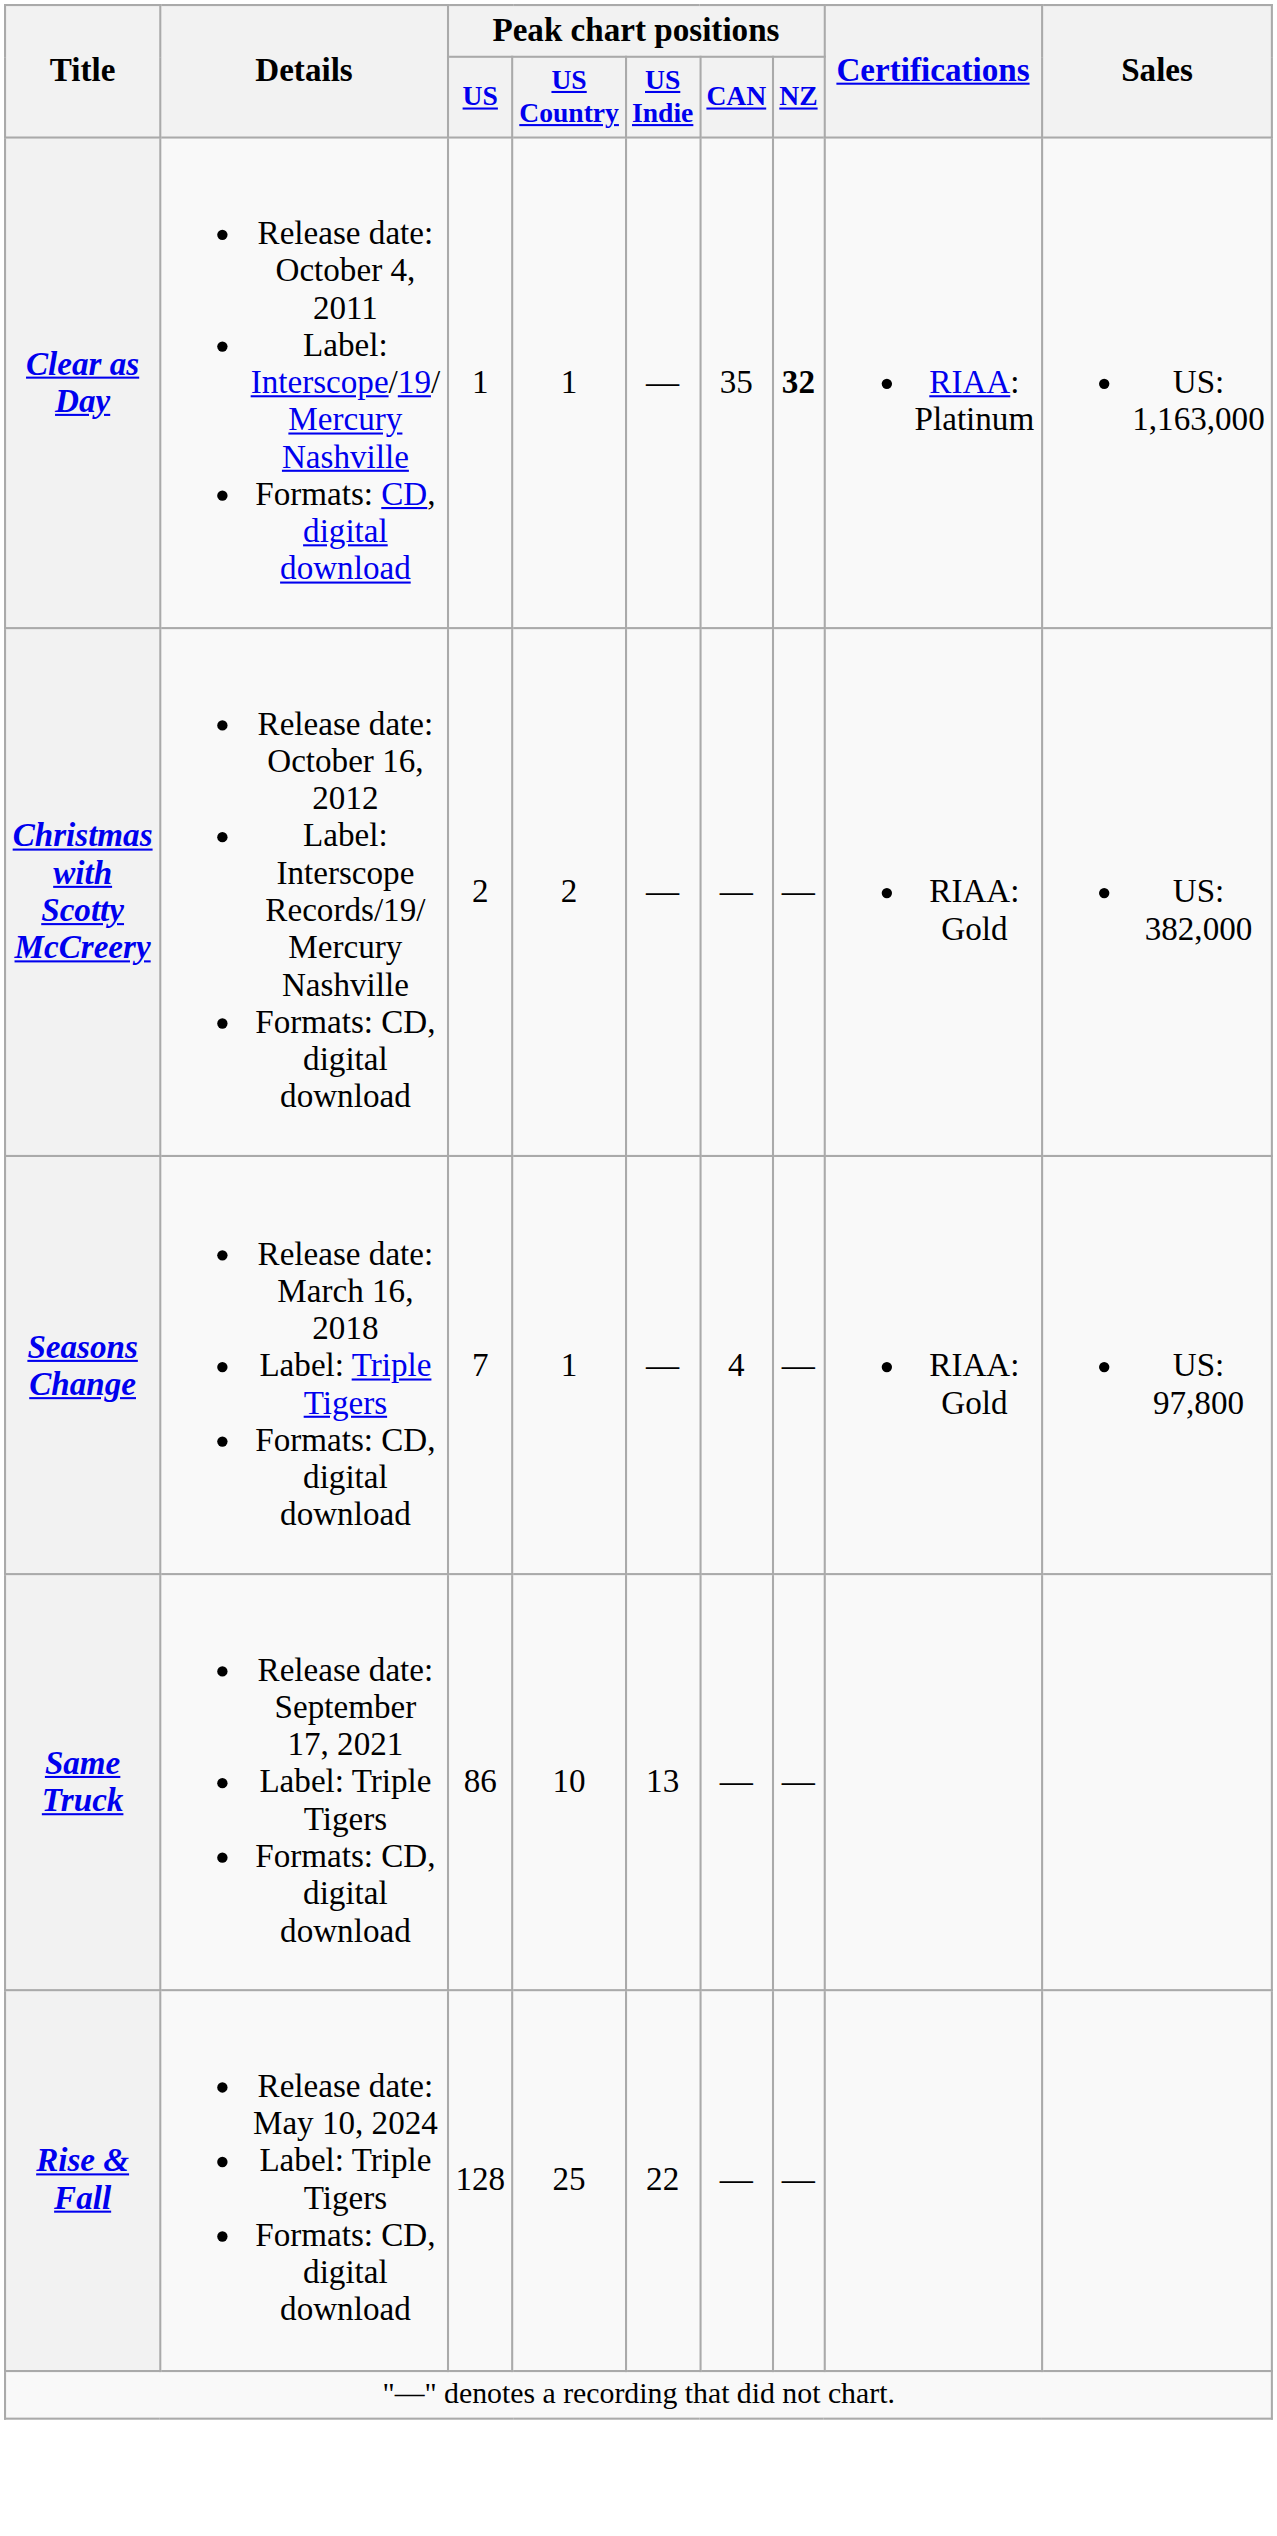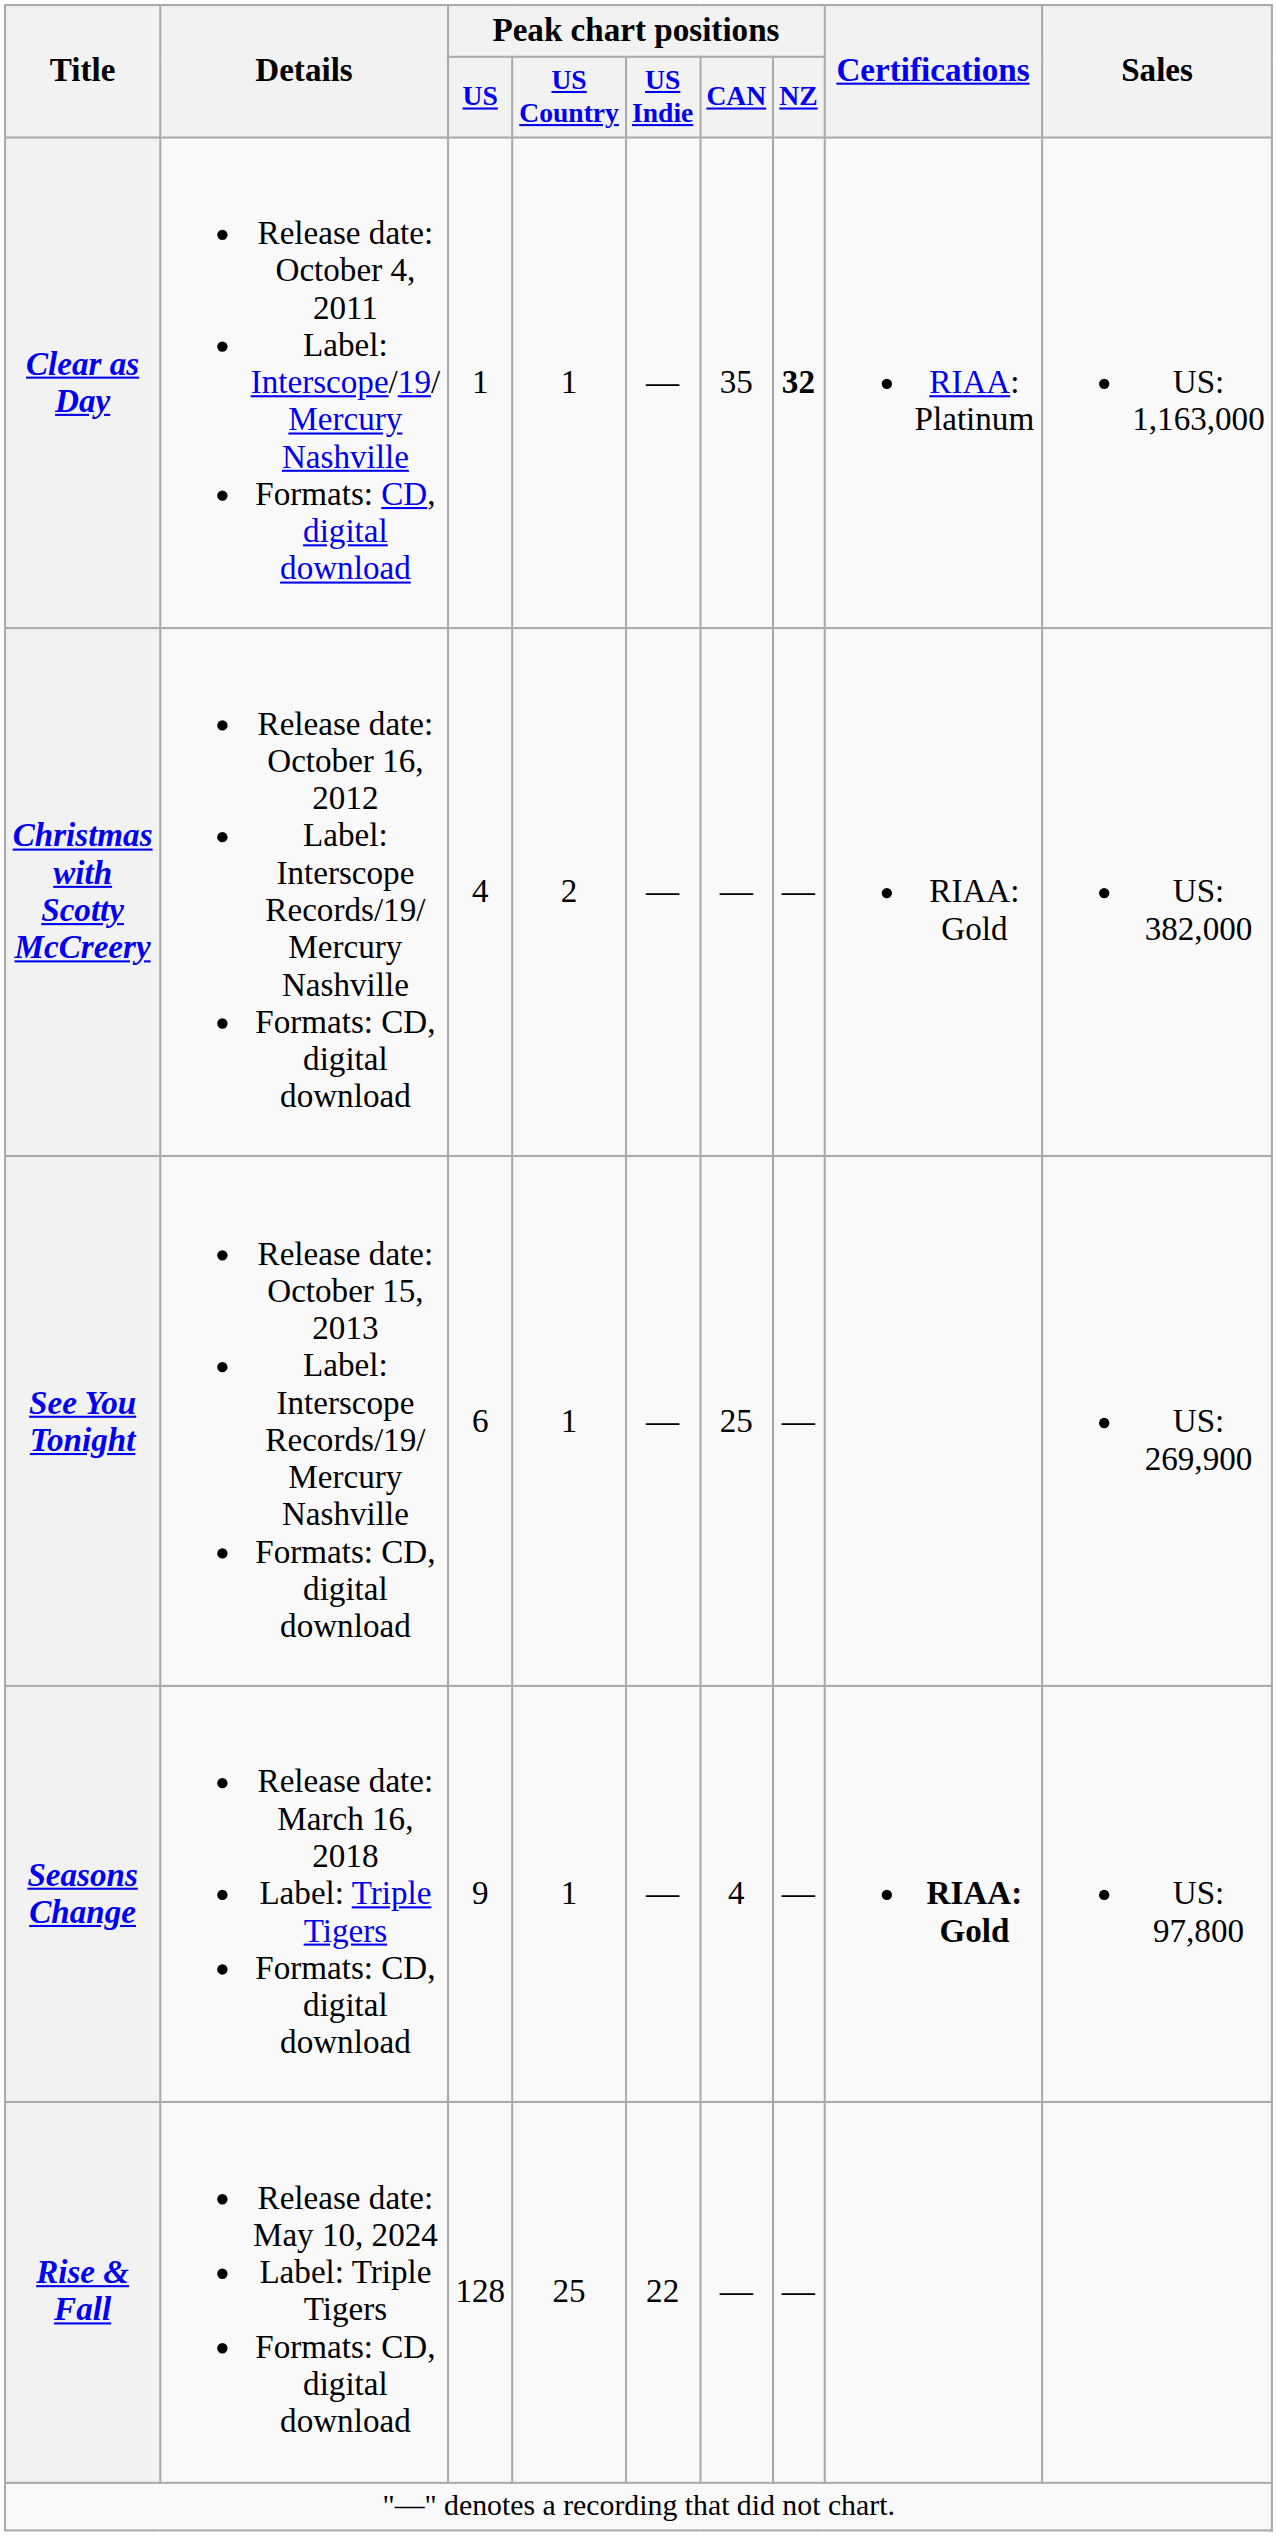(480, 892) 2 -> (480, 892) 4
+ row: (83, 1420)
(480, 1364) 7 -> (480, 1893) 9
(933, 1384) normal -> (933, 1913) bold
- row: (83, 1781)
